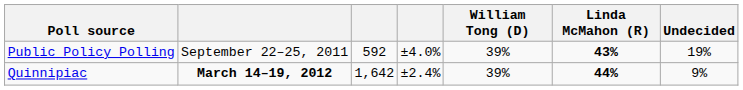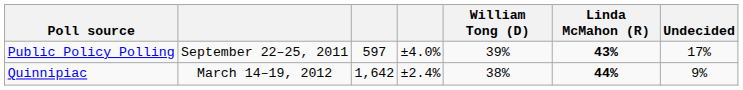(374, 52) 592 -> (374, 52) 597
(699, 52) 19% -> (699, 52) 17%
(265, 74) bold -> (265, 74) normal
(498, 74) 39% -> (498, 74) 38%
